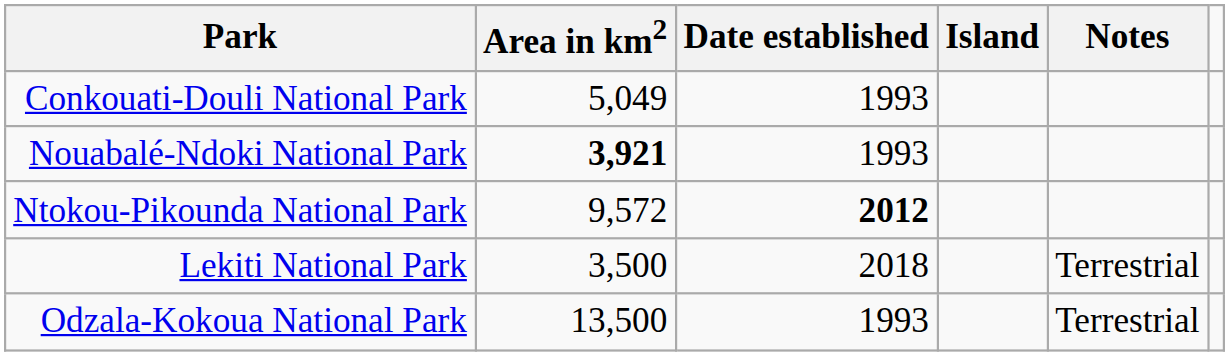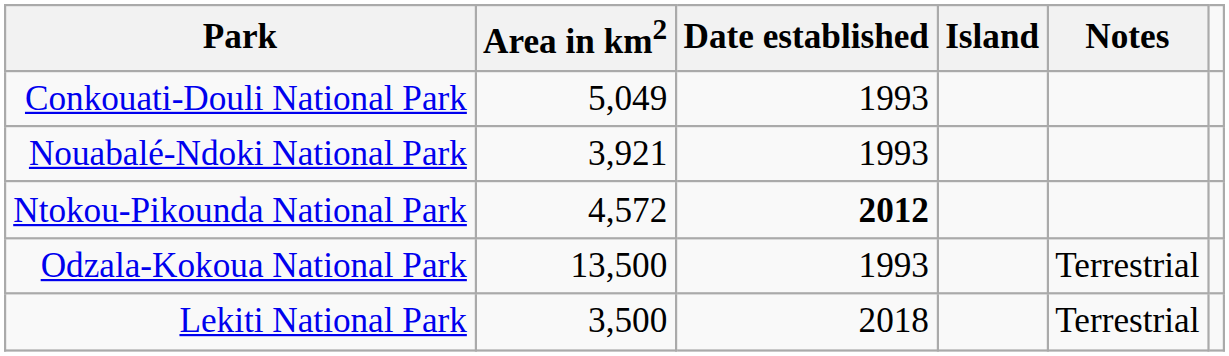(628, 153) bold -> (628, 153) normal
(628, 209) 9,572 -> (628, 209) 4,572
rows swapped: (254, 321) <-> (323, 265)
